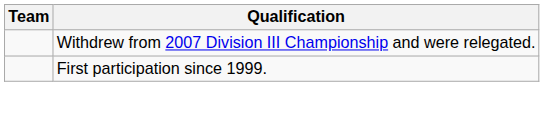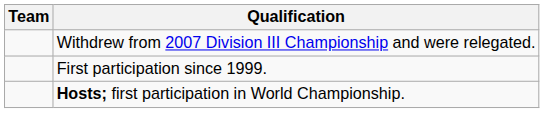+ row: (231, 94)
